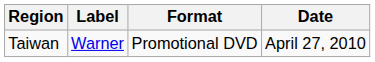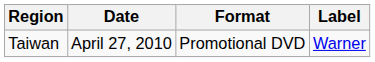columns swapped: (315, 17) <-> (98, 17)
